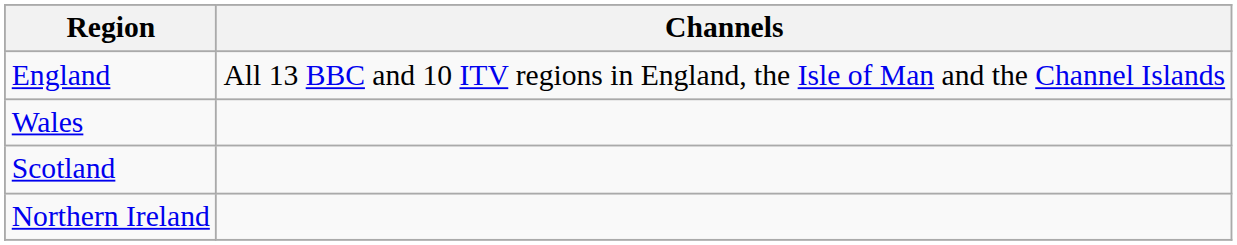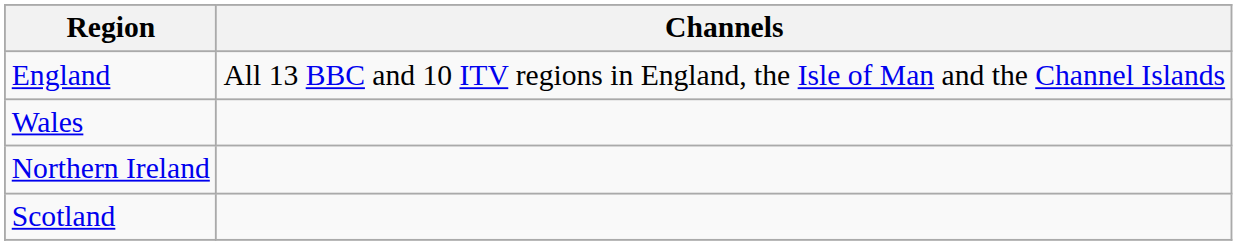rows swapped: (64, 168) <-> (111, 215)
